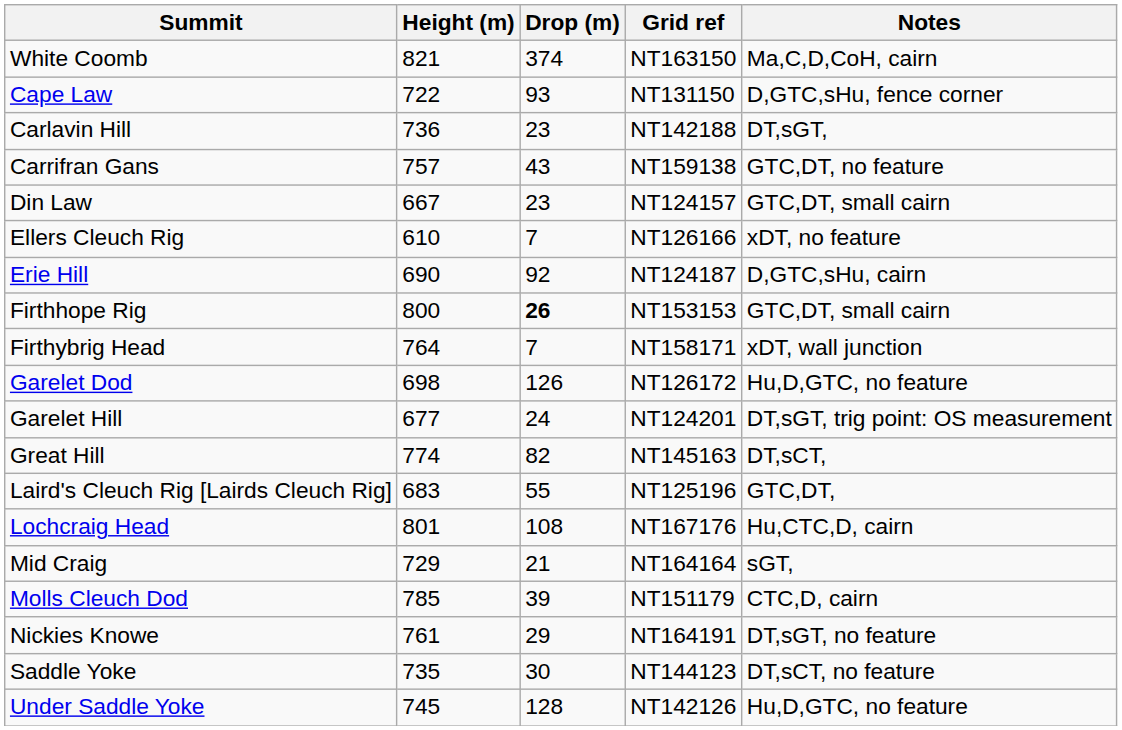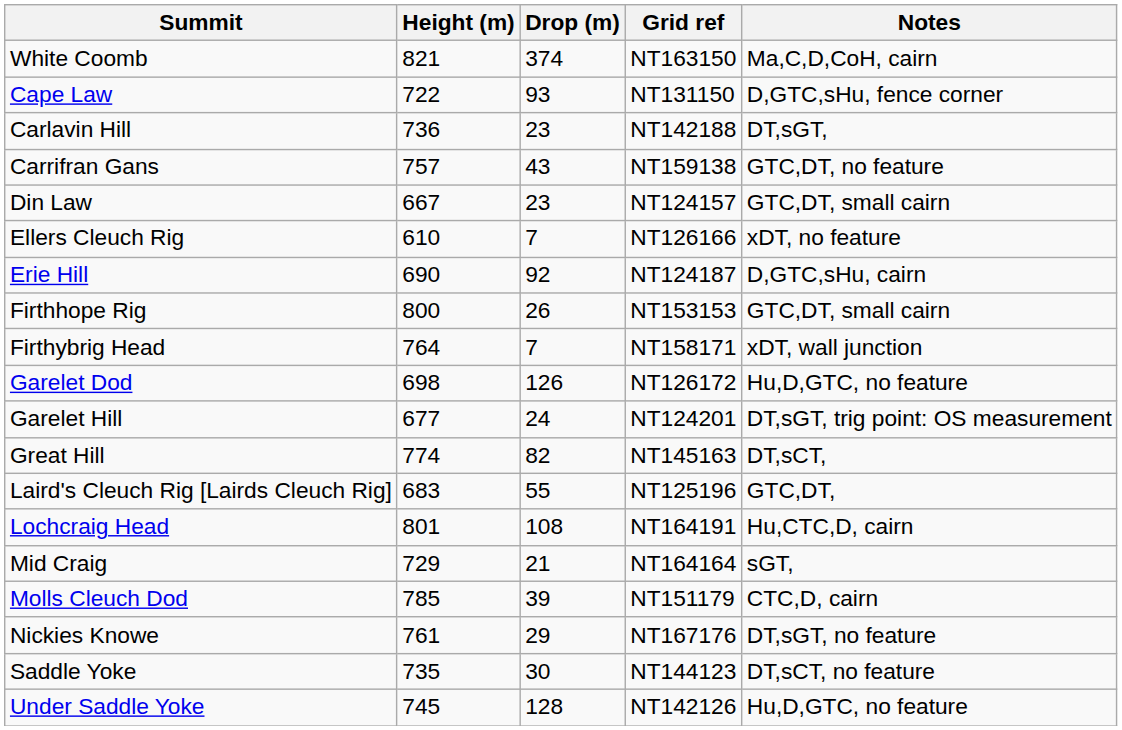(538, 310) bold -> (538, 310) normal
(683, 526) NT167176 -> (683, 526) NT164191
(683, 635) NT164191 -> (683, 635) NT167176
